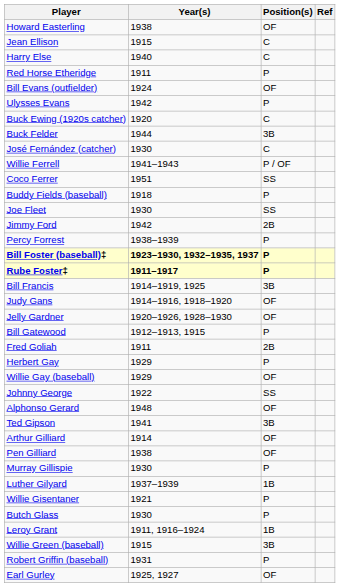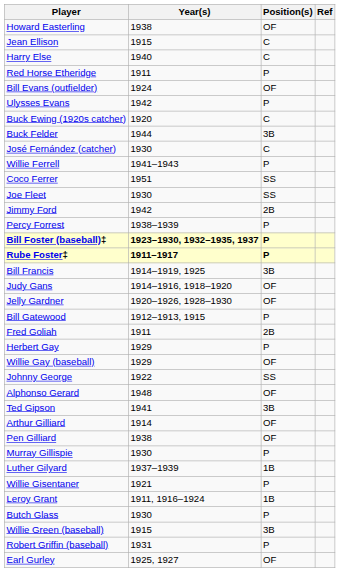(277, 164) P / OF -> (266, 164) P
- row: (57, 194)
rows swapped: (32, 514) <-> (32, 529)
